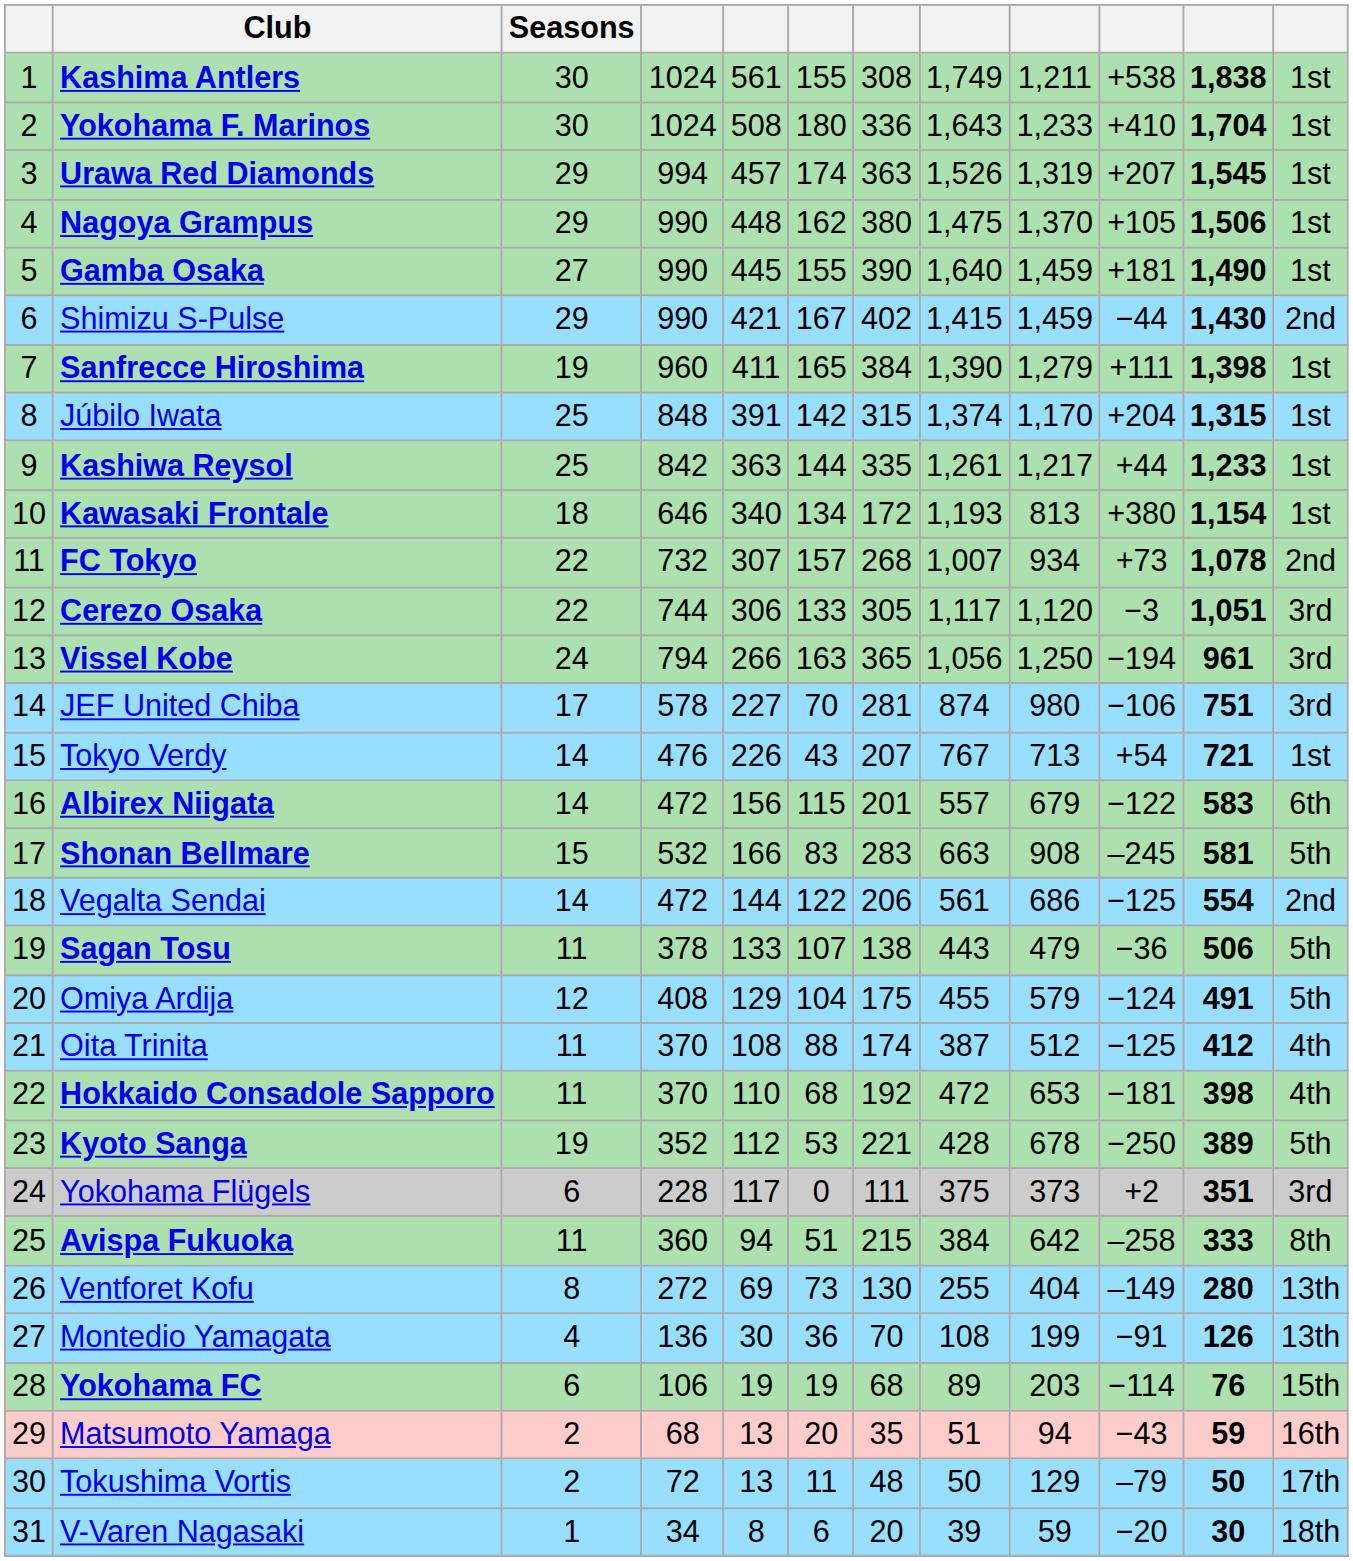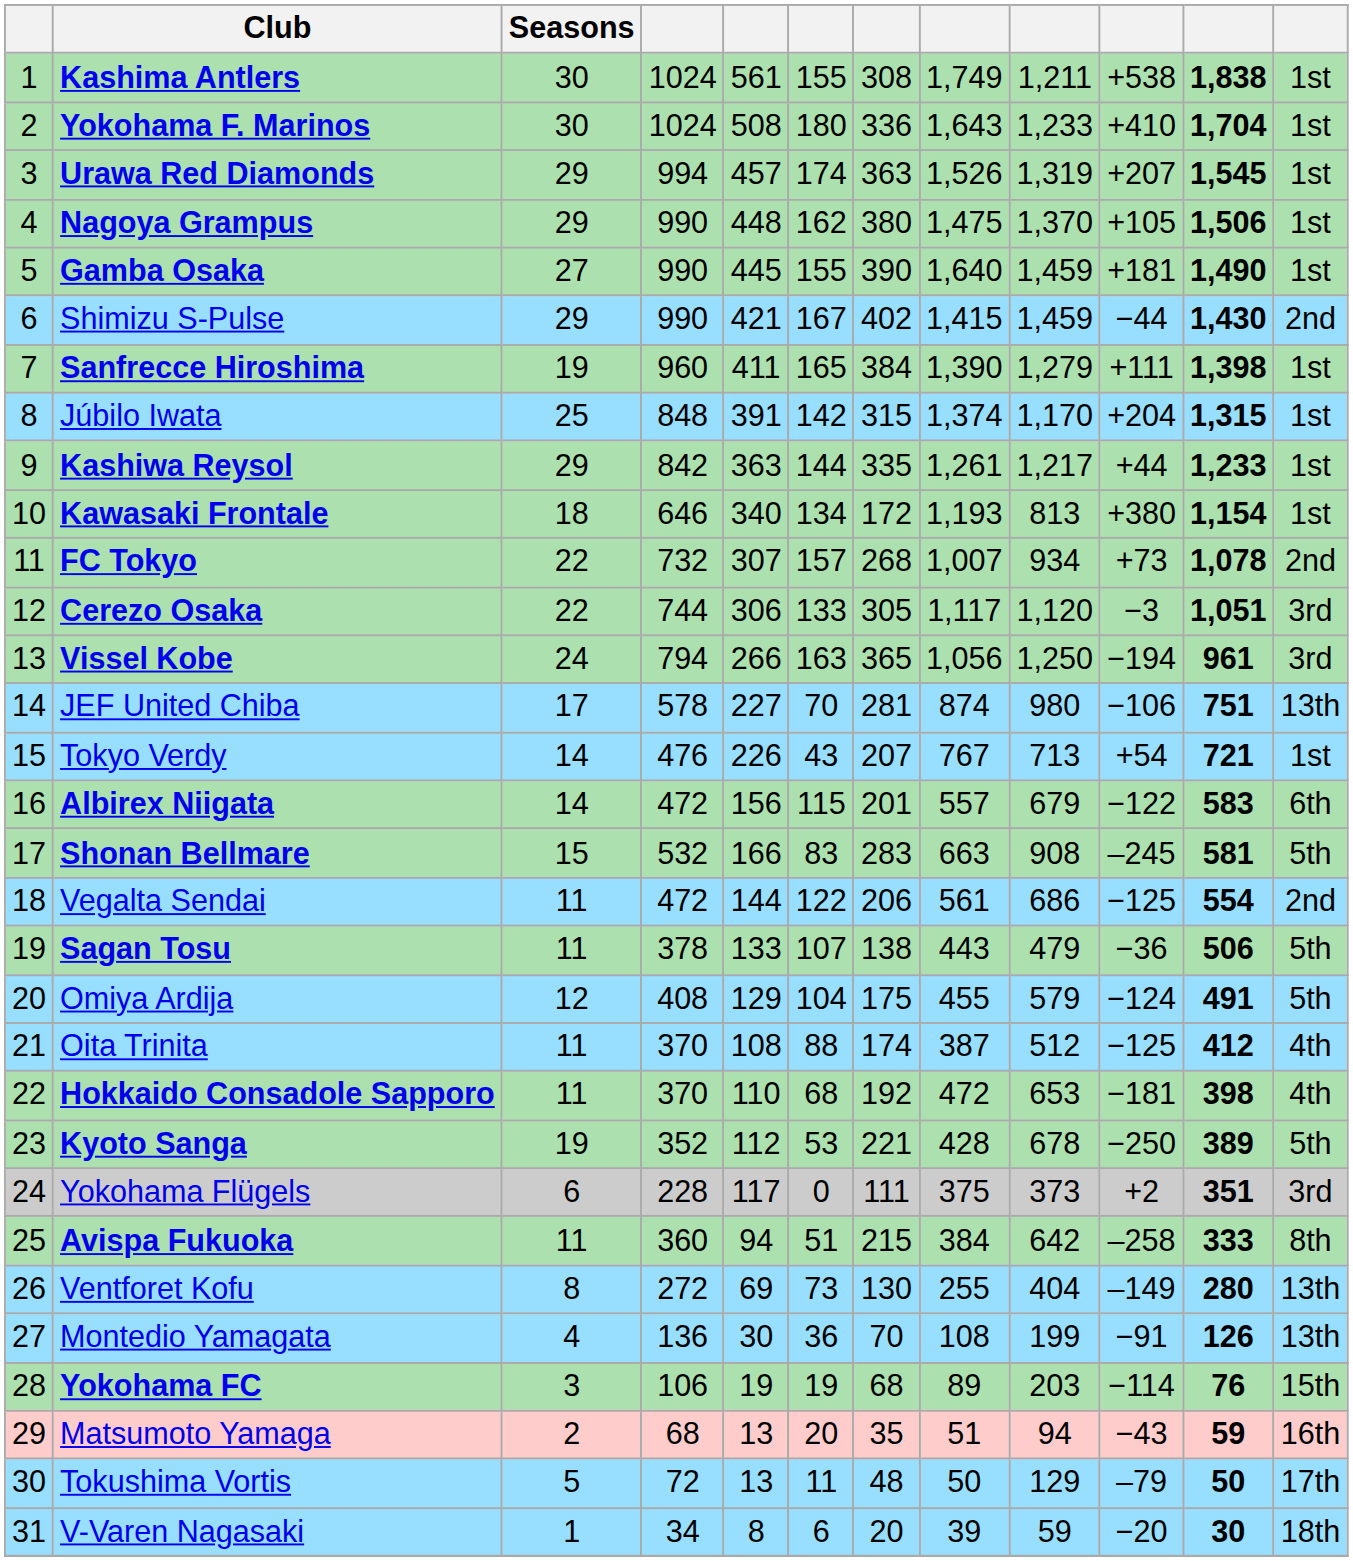(572, 464) 25 -> (572, 464) 29
(1310, 707) 3rd -> (1310, 707) 13th
(572, 901) 14 -> (572, 901) 11
(572, 1385) 6 -> (572, 1385) 3
(572, 1482) 2 -> (572, 1482) 5
